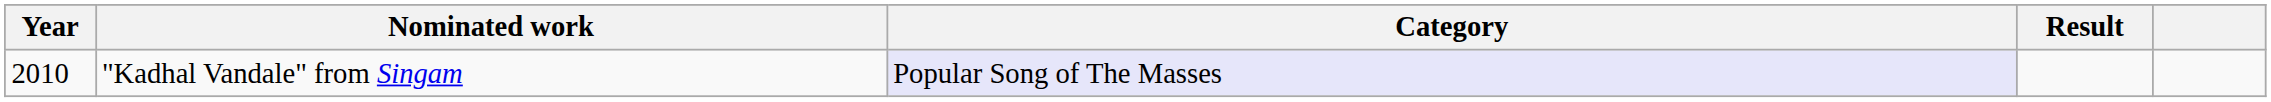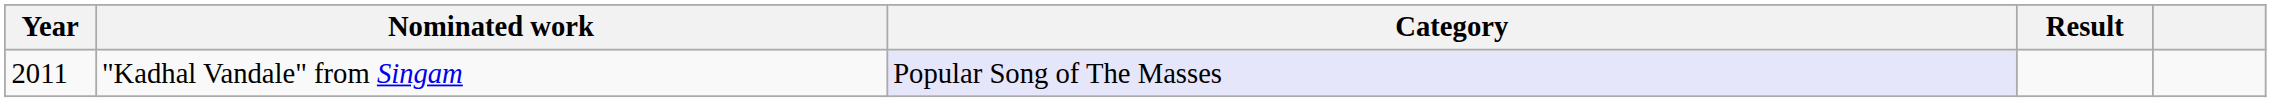(40, 72) 2010 -> (40, 72) 2011
